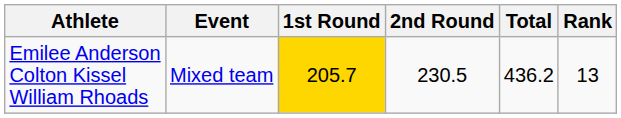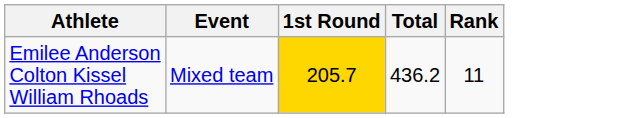- column: (442, 21)
(588, 75) 13 -> (474, 75) 11
